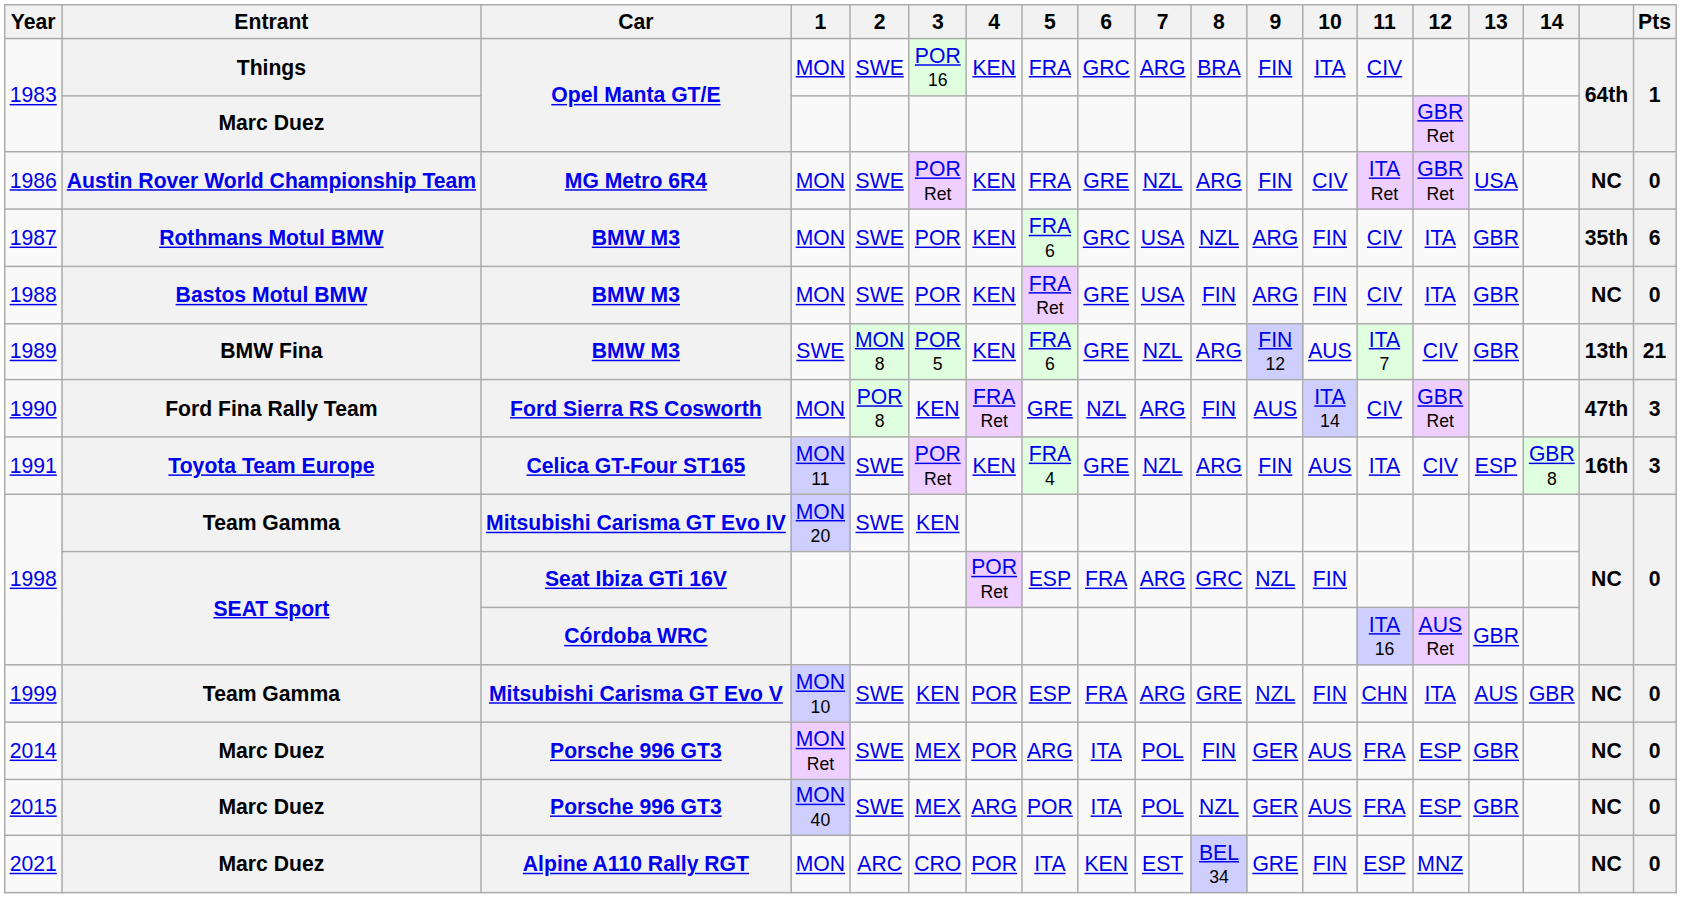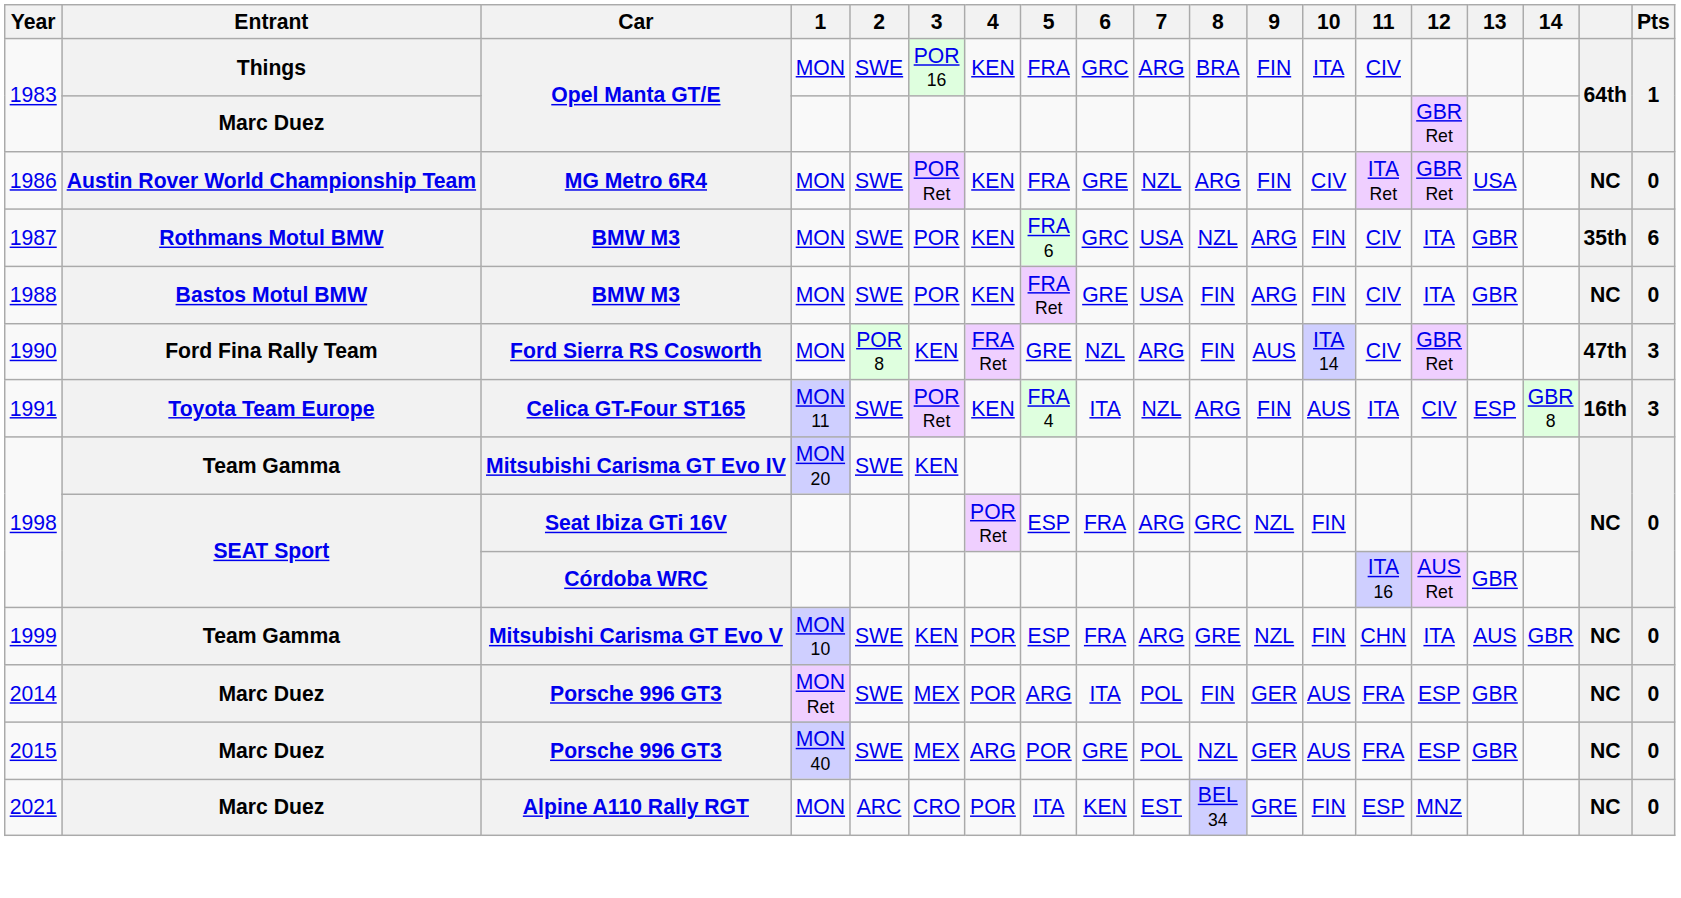- row: (33, 352)
(1106, 466) GRE -> (1105, 409) ITA
(1106, 808) ITA -> (1105, 751) GRE
